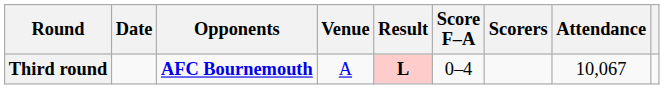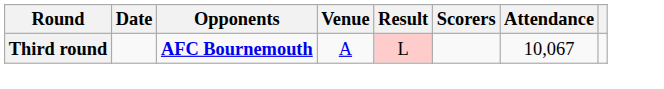- column: (458, 29)
(403, 68) bold -> (403, 48) normal
